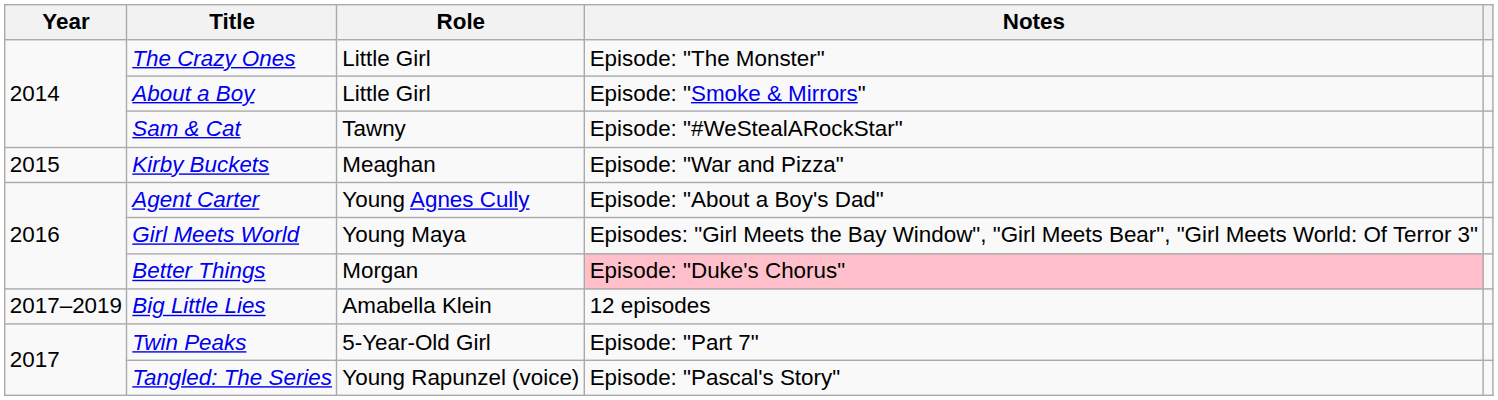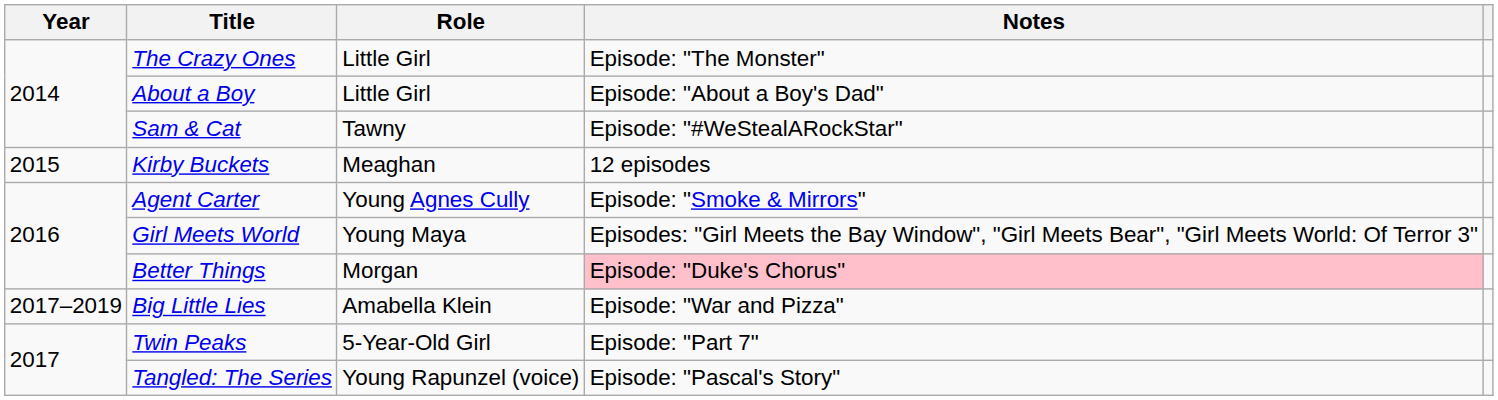(728, 93) Episode: "Smoke & Mirrors" -> (737, 93) Episode: "About a Boy's Dad"
(717, 164) Episode: "War and Pizza" -> (650, 164) 12 episodes
(737, 199) Episode: "About a Boy's Dad" -> (728, 199) Episode: "Smoke & Mirrors"
(650, 306) 12 episodes -> (717, 306) Episode: "War and Pizza"
